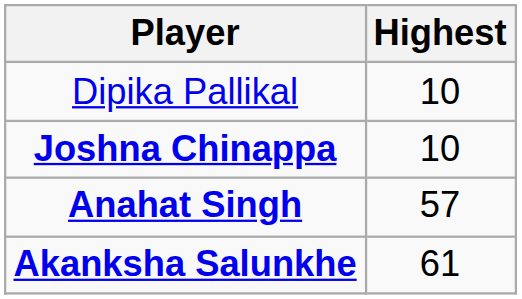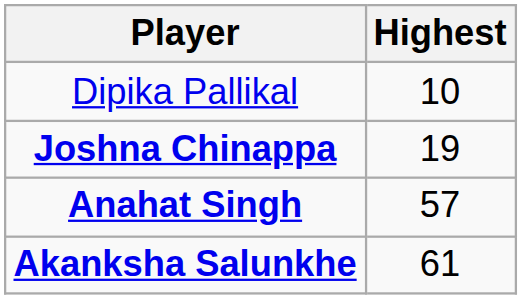(440, 148) 10 -> (440, 148) 19
